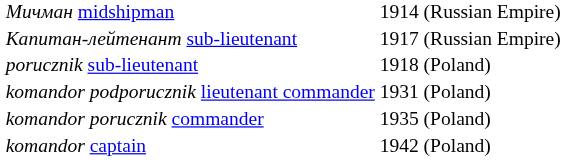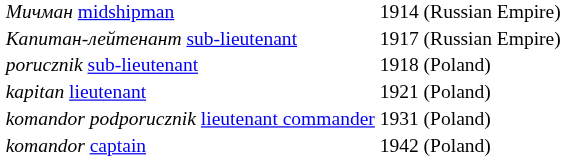+ row: (76, 92)
- row: (135, 118)
